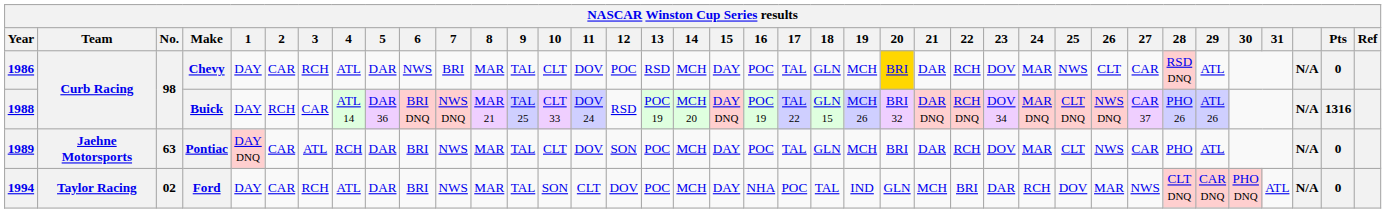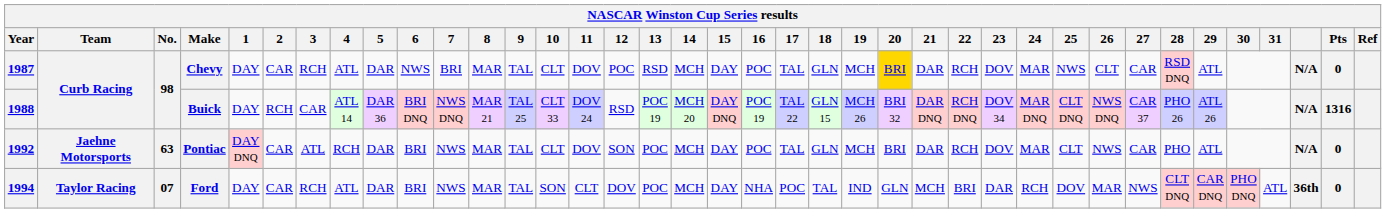(21, 69) 1986 -> (21, 69) 1987
(21, 148) 1989 -> (21, 148) 1992
(169, 187) 02 -> (167, 187) 07
(1307, 187) N/A -> (1306, 187) 36th
